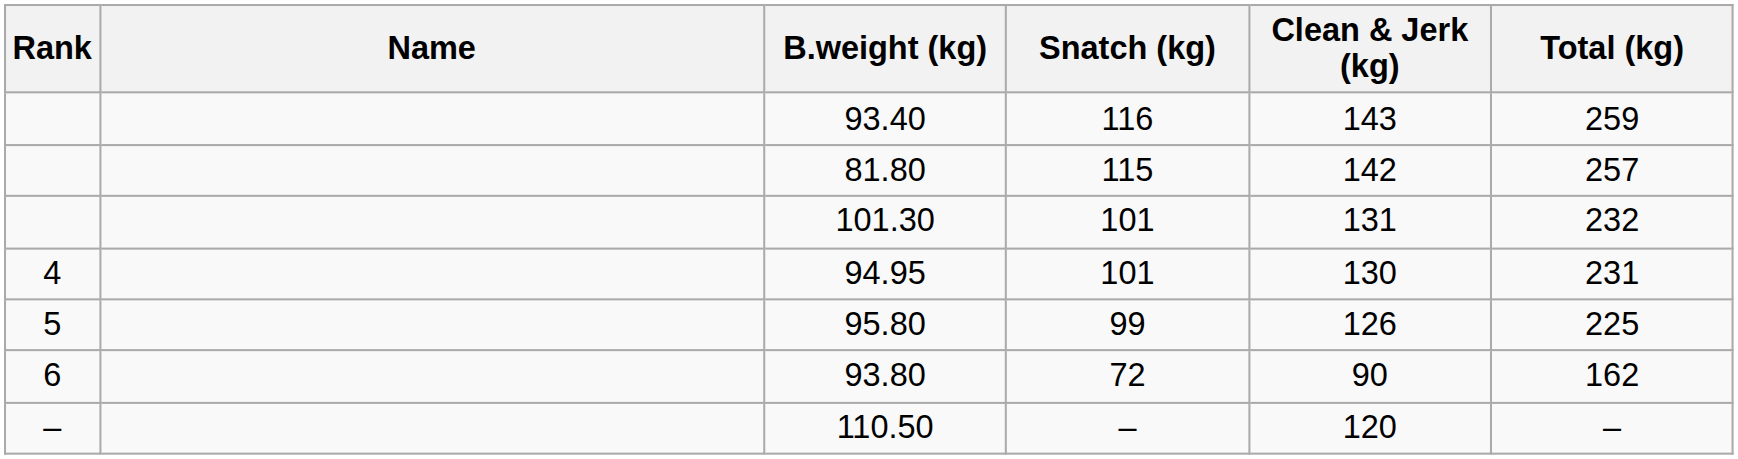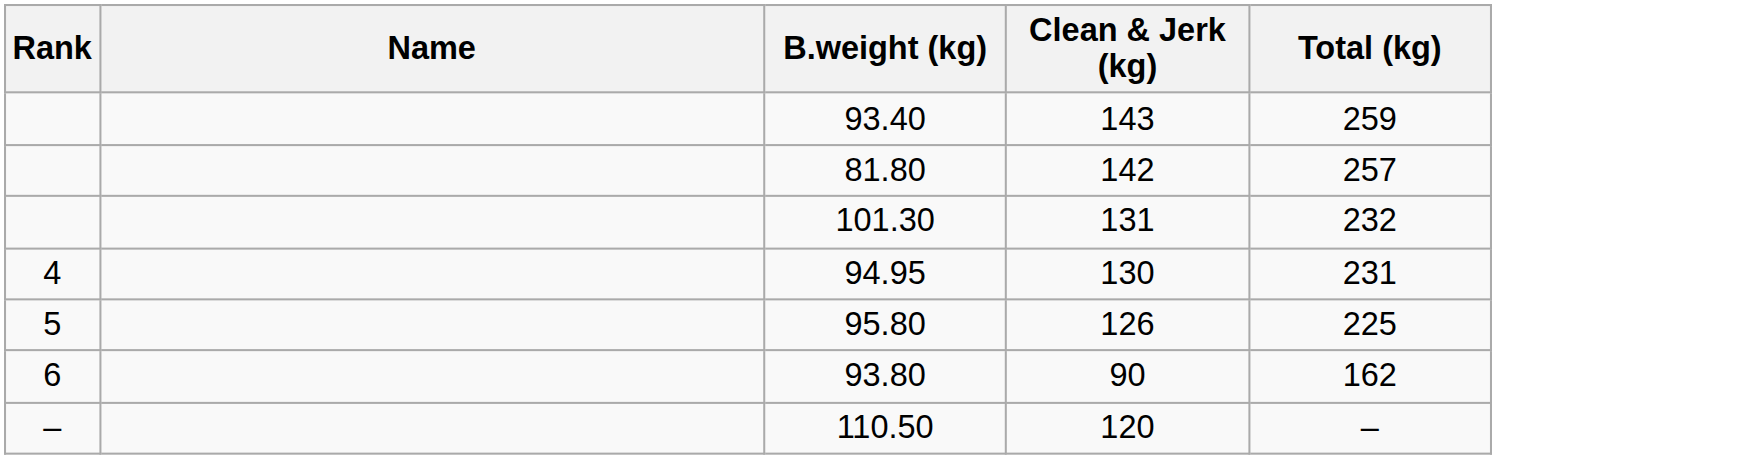- column: (1127, 48)
